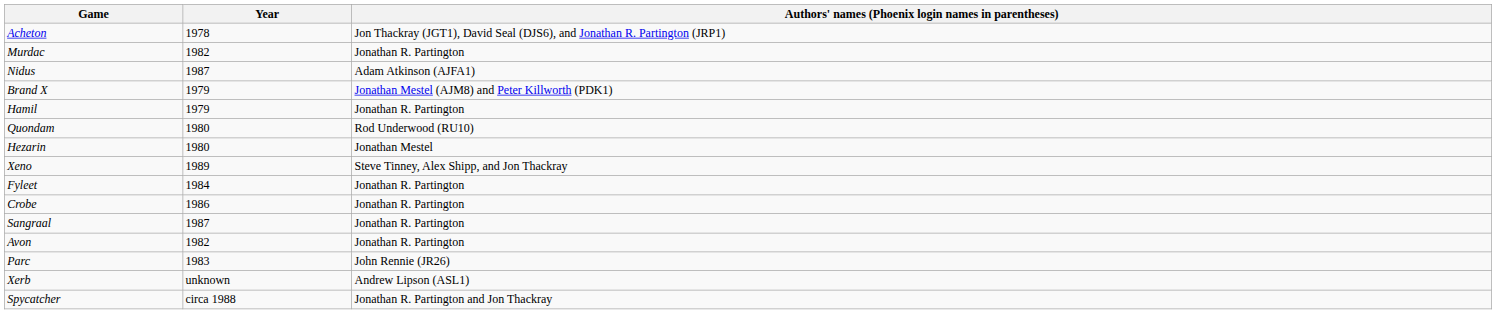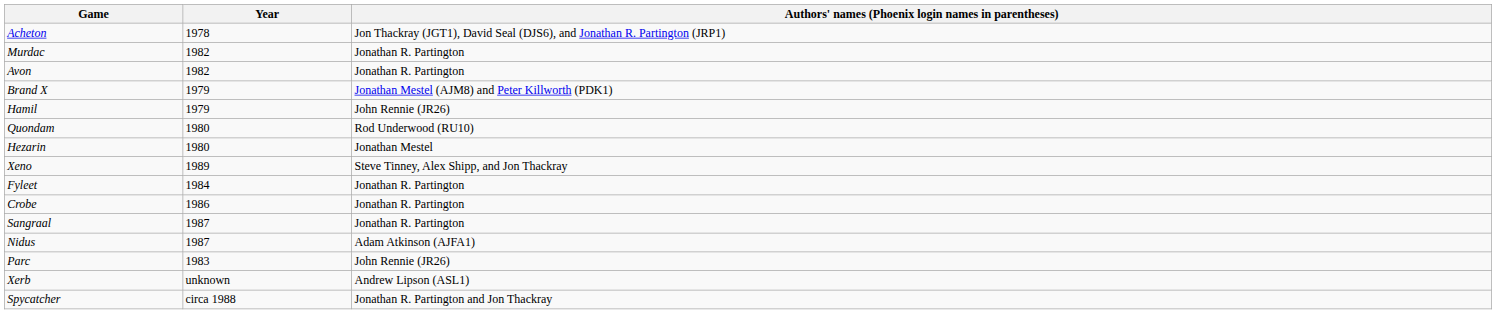rows swapped: (19, 242) <-> (21, 71)
(409, 109) Jonathan R. Partington -> (402, 109) John Rennie (JR26)
